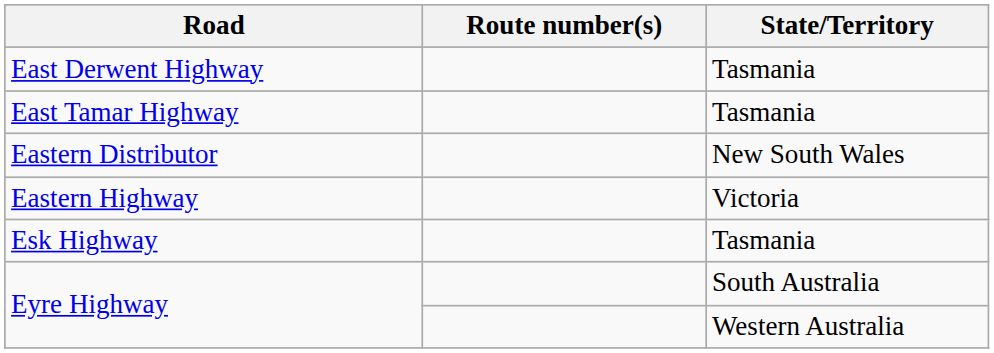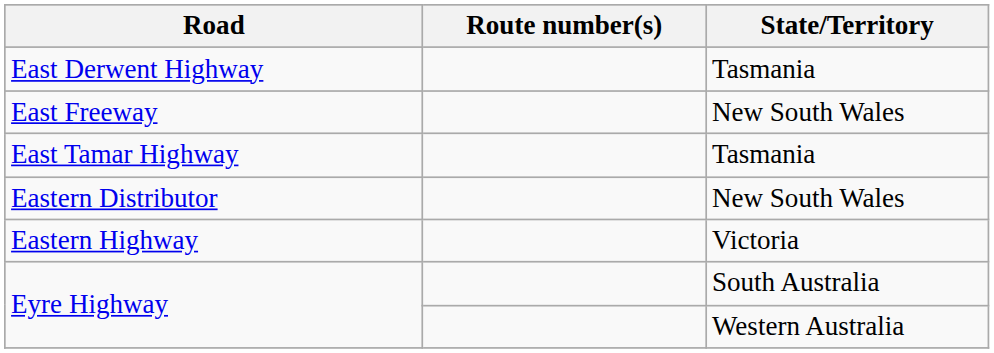+ row: (84, 111)
- row: (84, 240)
